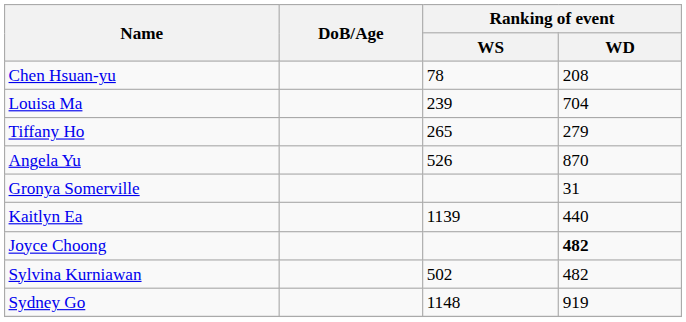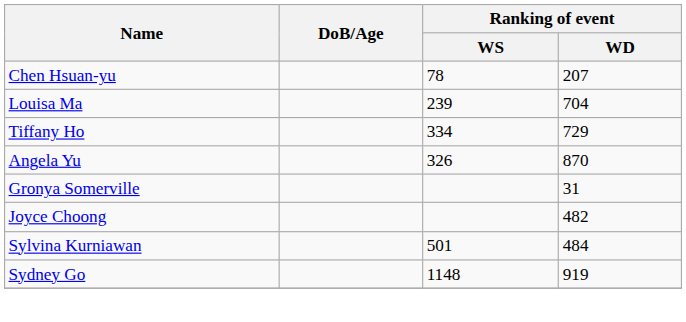(576, 75) 208 -> (576, 75) 207
(440, 132) 265 -> (440, 132) 334
(576, 132) 279 -> (576, 132) 729
(440, 160) 526 -> (440, 160) 326
- row: (45, 217)
(576, 245) bold -> (576, 217) normal
(440, 273) 502 -> (440, 245) 501
(576, 273) 482 -> (576, 245) 484
